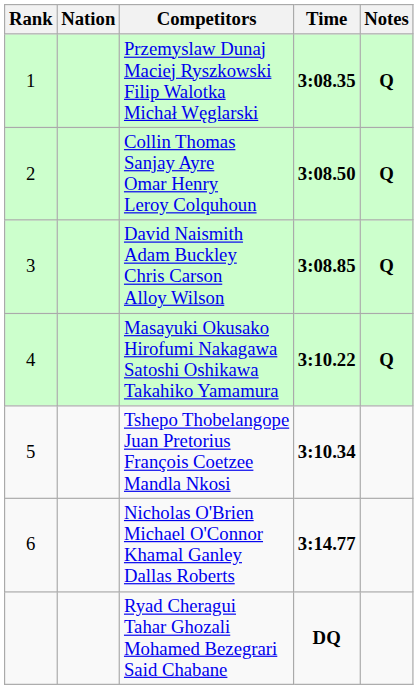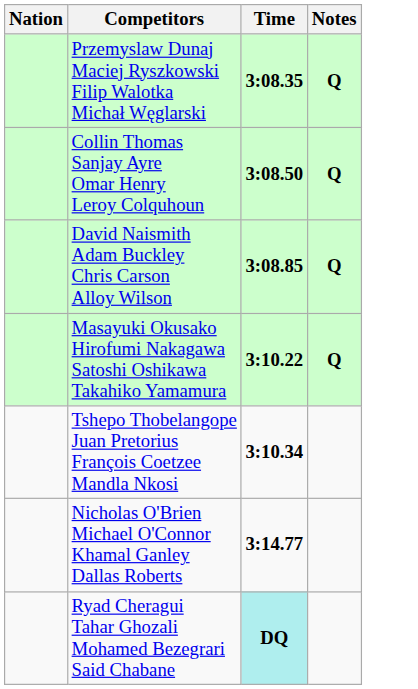- column: (31, 19)
(327, 637) no background -> (274, 637) paleturquoise background
